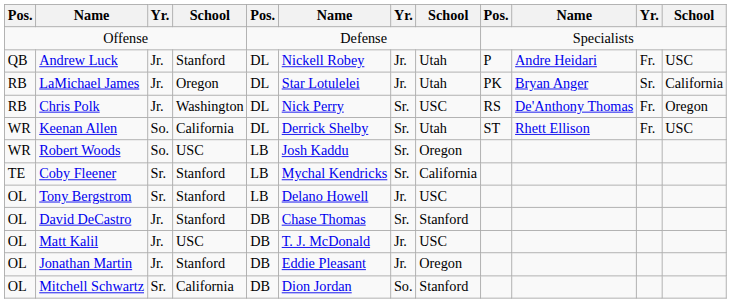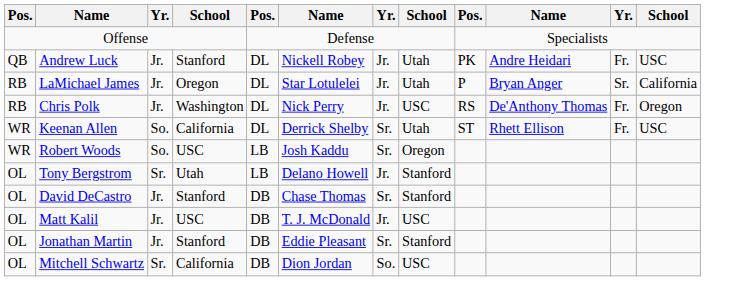(488, 60) P -> (467, 60) PK
(493, 83) PK -> (462, 83) P
(402, 106) Sr. -> (383, 106) Jr.
- row: (78, 173)
(201, 196) Stanford -> (190, 173) Utah
(433, 196) USC -> (427, 173) Stanford
(400, 264) Jr. -> (384, 241) Sr.
(441, 264) Oregon -> (427, 241) Stanford
(444, 286) Stanford -> (416, 264) USC
